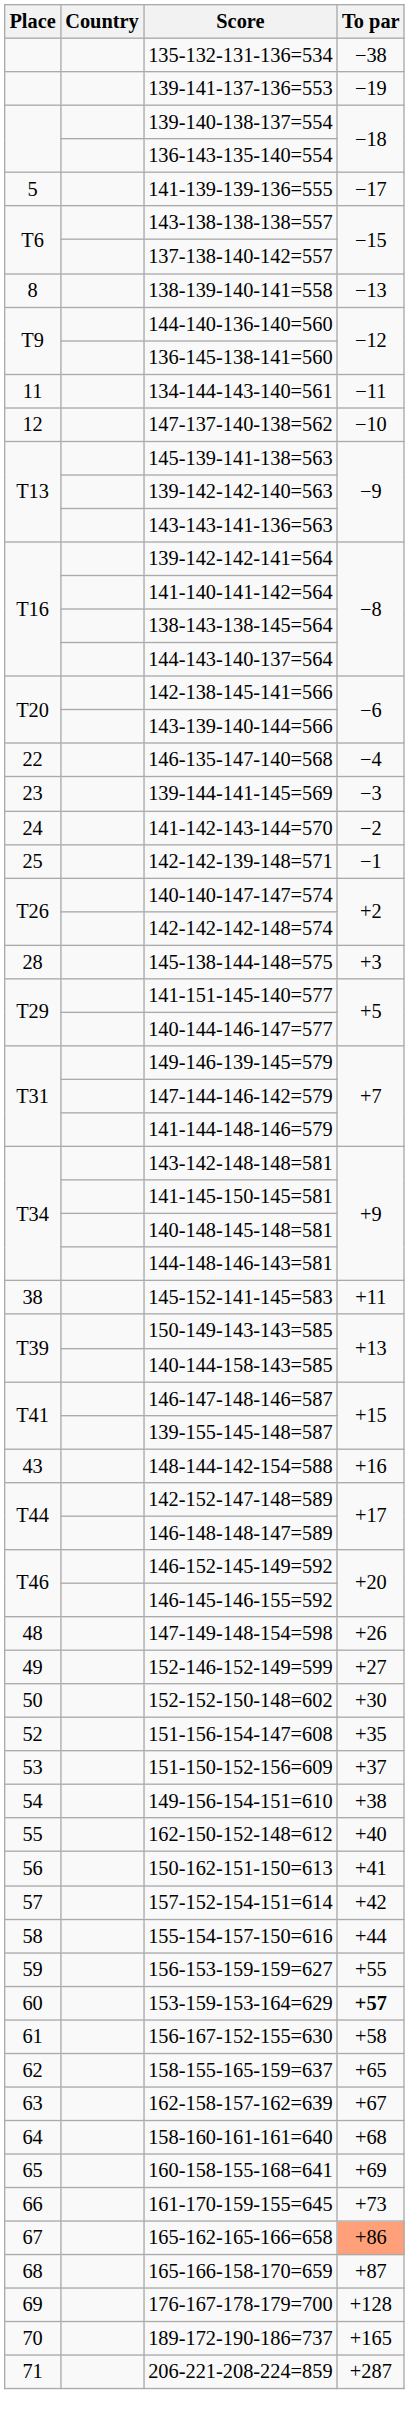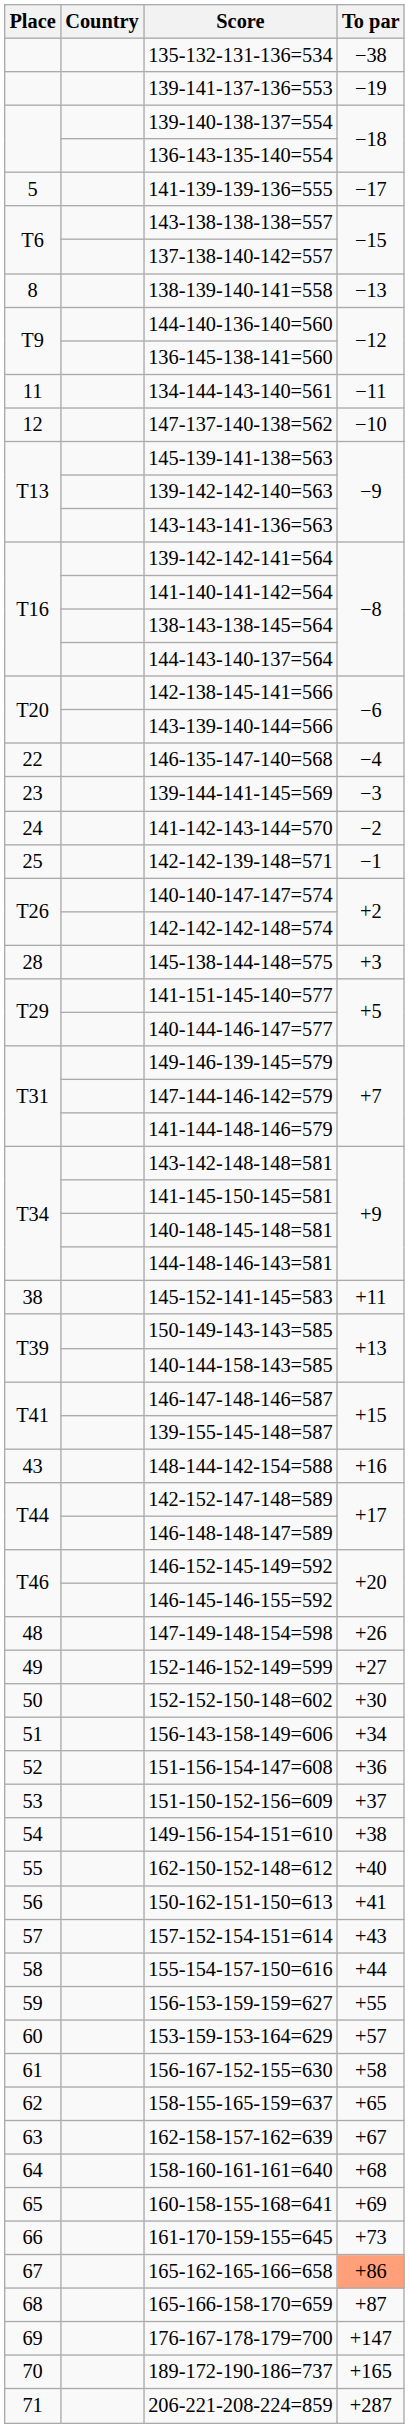+ row: (240, 1734)
(371, 1734) +35 -> (371, 1767) +36
(371, 1902) +42 -> (371, 1935) +43
(371, 2002) bold -> (371, 2036) normal
(371, 2305) +128 -> (371, 2338) +147
